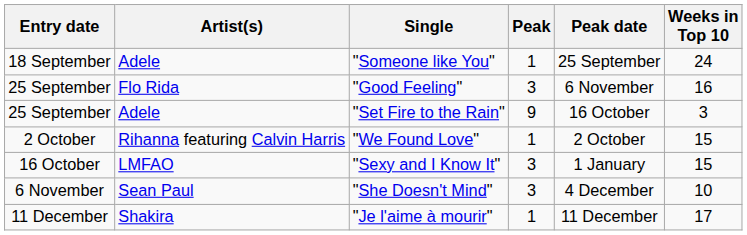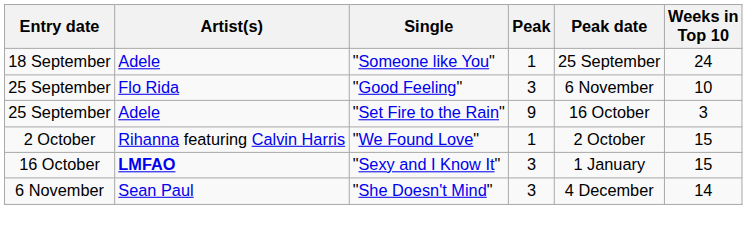(703, 87) 16 -> (703, 87) 10
(146, 165) normal -> (147, 165) bold
(703, 191) 10 -> (703, 191) 14
- row: (423, 216)
